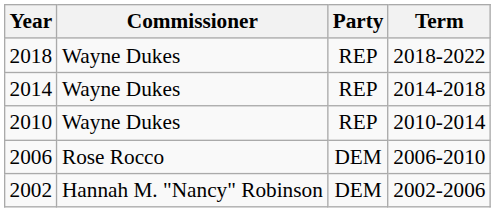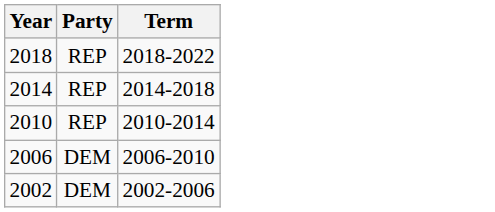- column: (192, 21)
